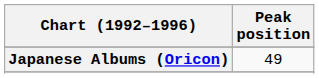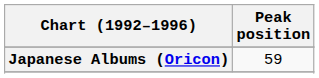(273, 60) 49 -> (273, 60) 59
